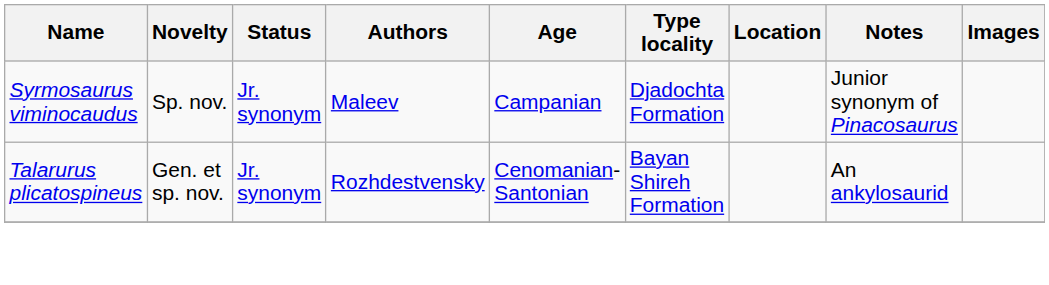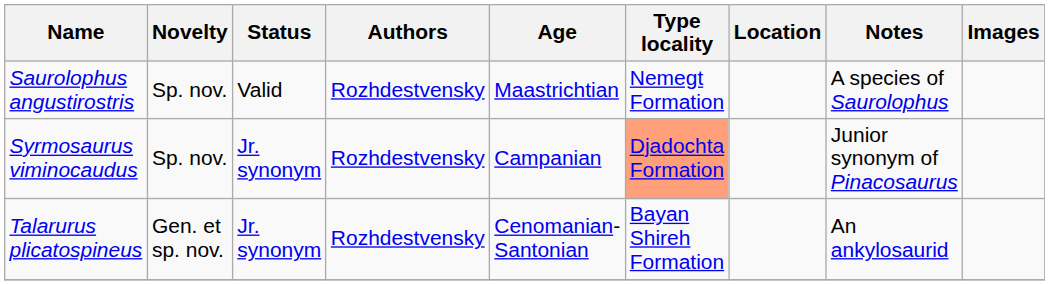+ row: (72, 89)
(365, 101) Maleev -> (408, 158) Rozhdestvensky
(677, 101) no background -> (677, 158) lightsalmon background
